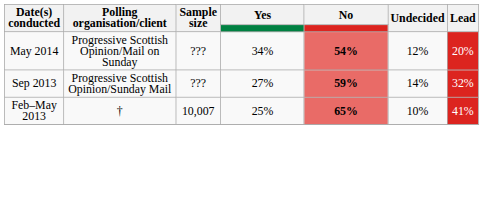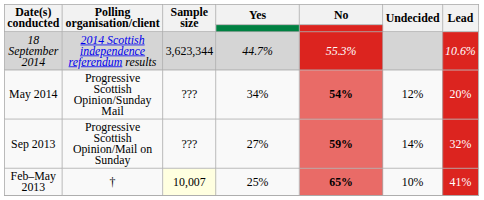+ row: (33, 51)
(120, 51) Progressive Scottish Opinion/Mail on Sunday -> (113, 94) Progressive Scottish Opinion/Sunday Mail
(120, 83) Progressive Scottish Opinion/Sunday Mail -> (113, 144) Progressive Scottish Opinion/Mail on Sunday
(198, 111) no background -> (189, 182) lightyellow background
